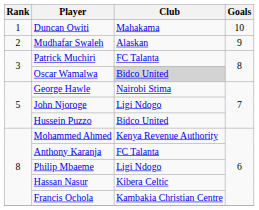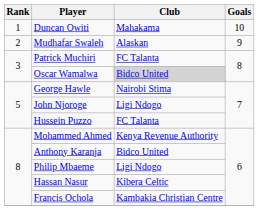(142, 120) Bidco United -> (138, 120) FC Talanta
(138, 151) FC Talanta -> (142, 151) Bidco United
